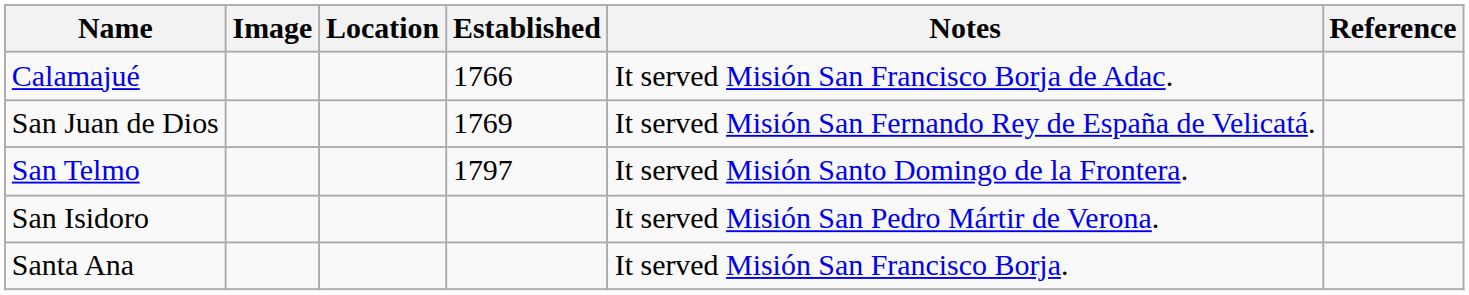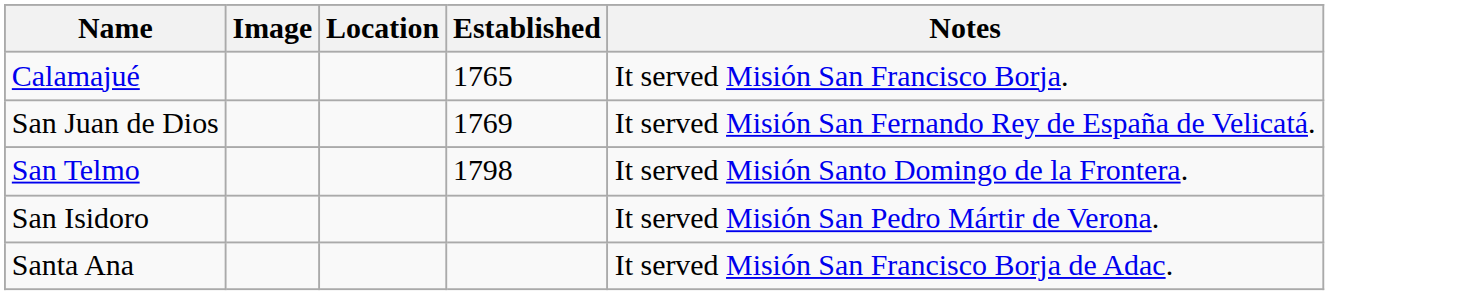- column: (1393, 28)
(483, 75) 1766 -> (483, 75) 1765
(894, 75) It served Misión San Francisco Borja de Adac. -> (842, 75) It served Misión San Francisco Borja.
(483, 170) 1797 -> (483, 170) 1798
(842, 265) It served Misión San Francisco Borja. -> (894, 265) It served Misión San Francisco Borja de Adac.
